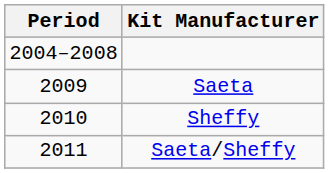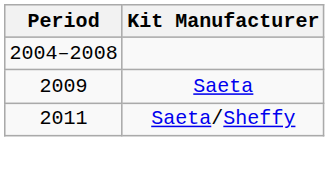- row: (223, 119)
